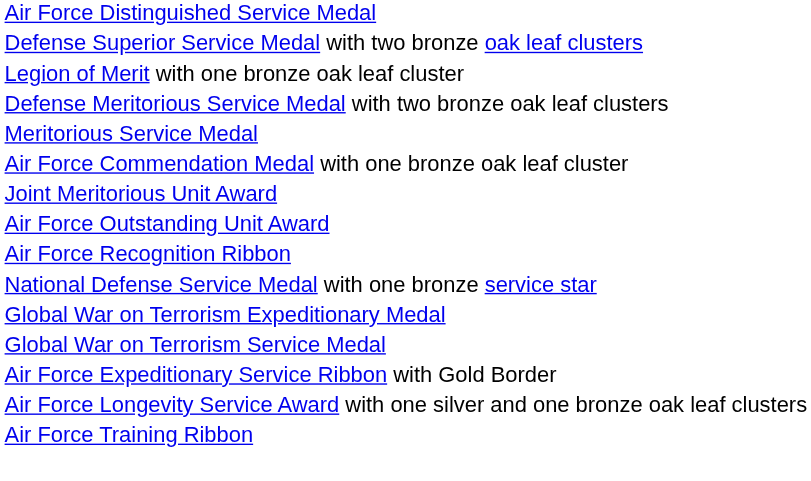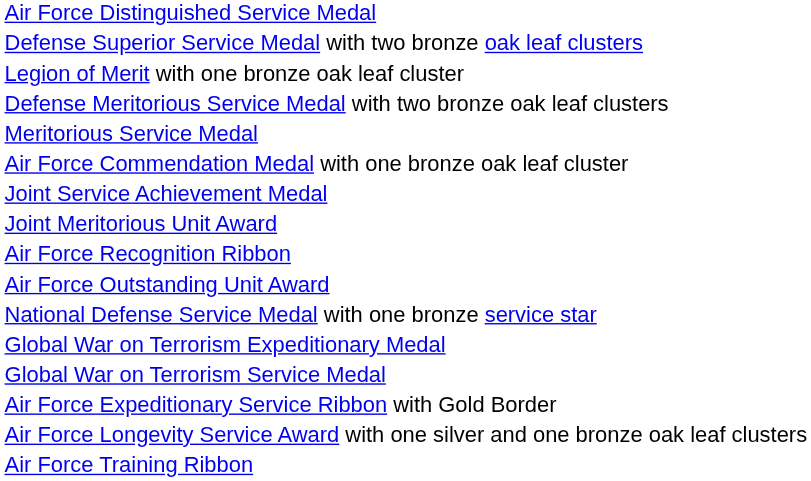+ row: (166, 194)
rows swapped: (167, 224) <-> (148, 254)
